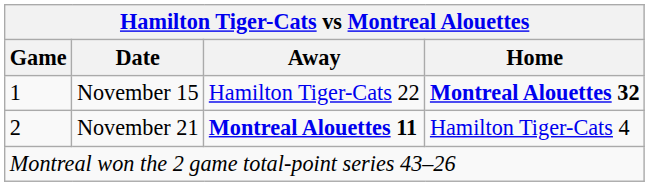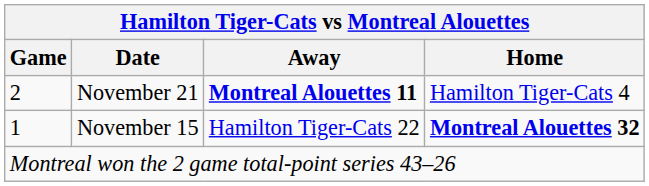rows swapped: (138, 92) <-> (138, 127)
